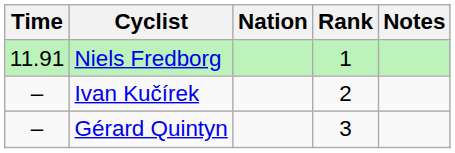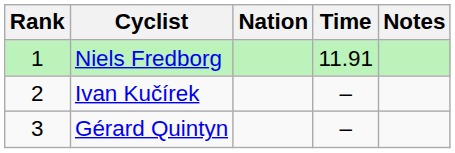columns swapped: (345, 22) <-> (37, 22)
